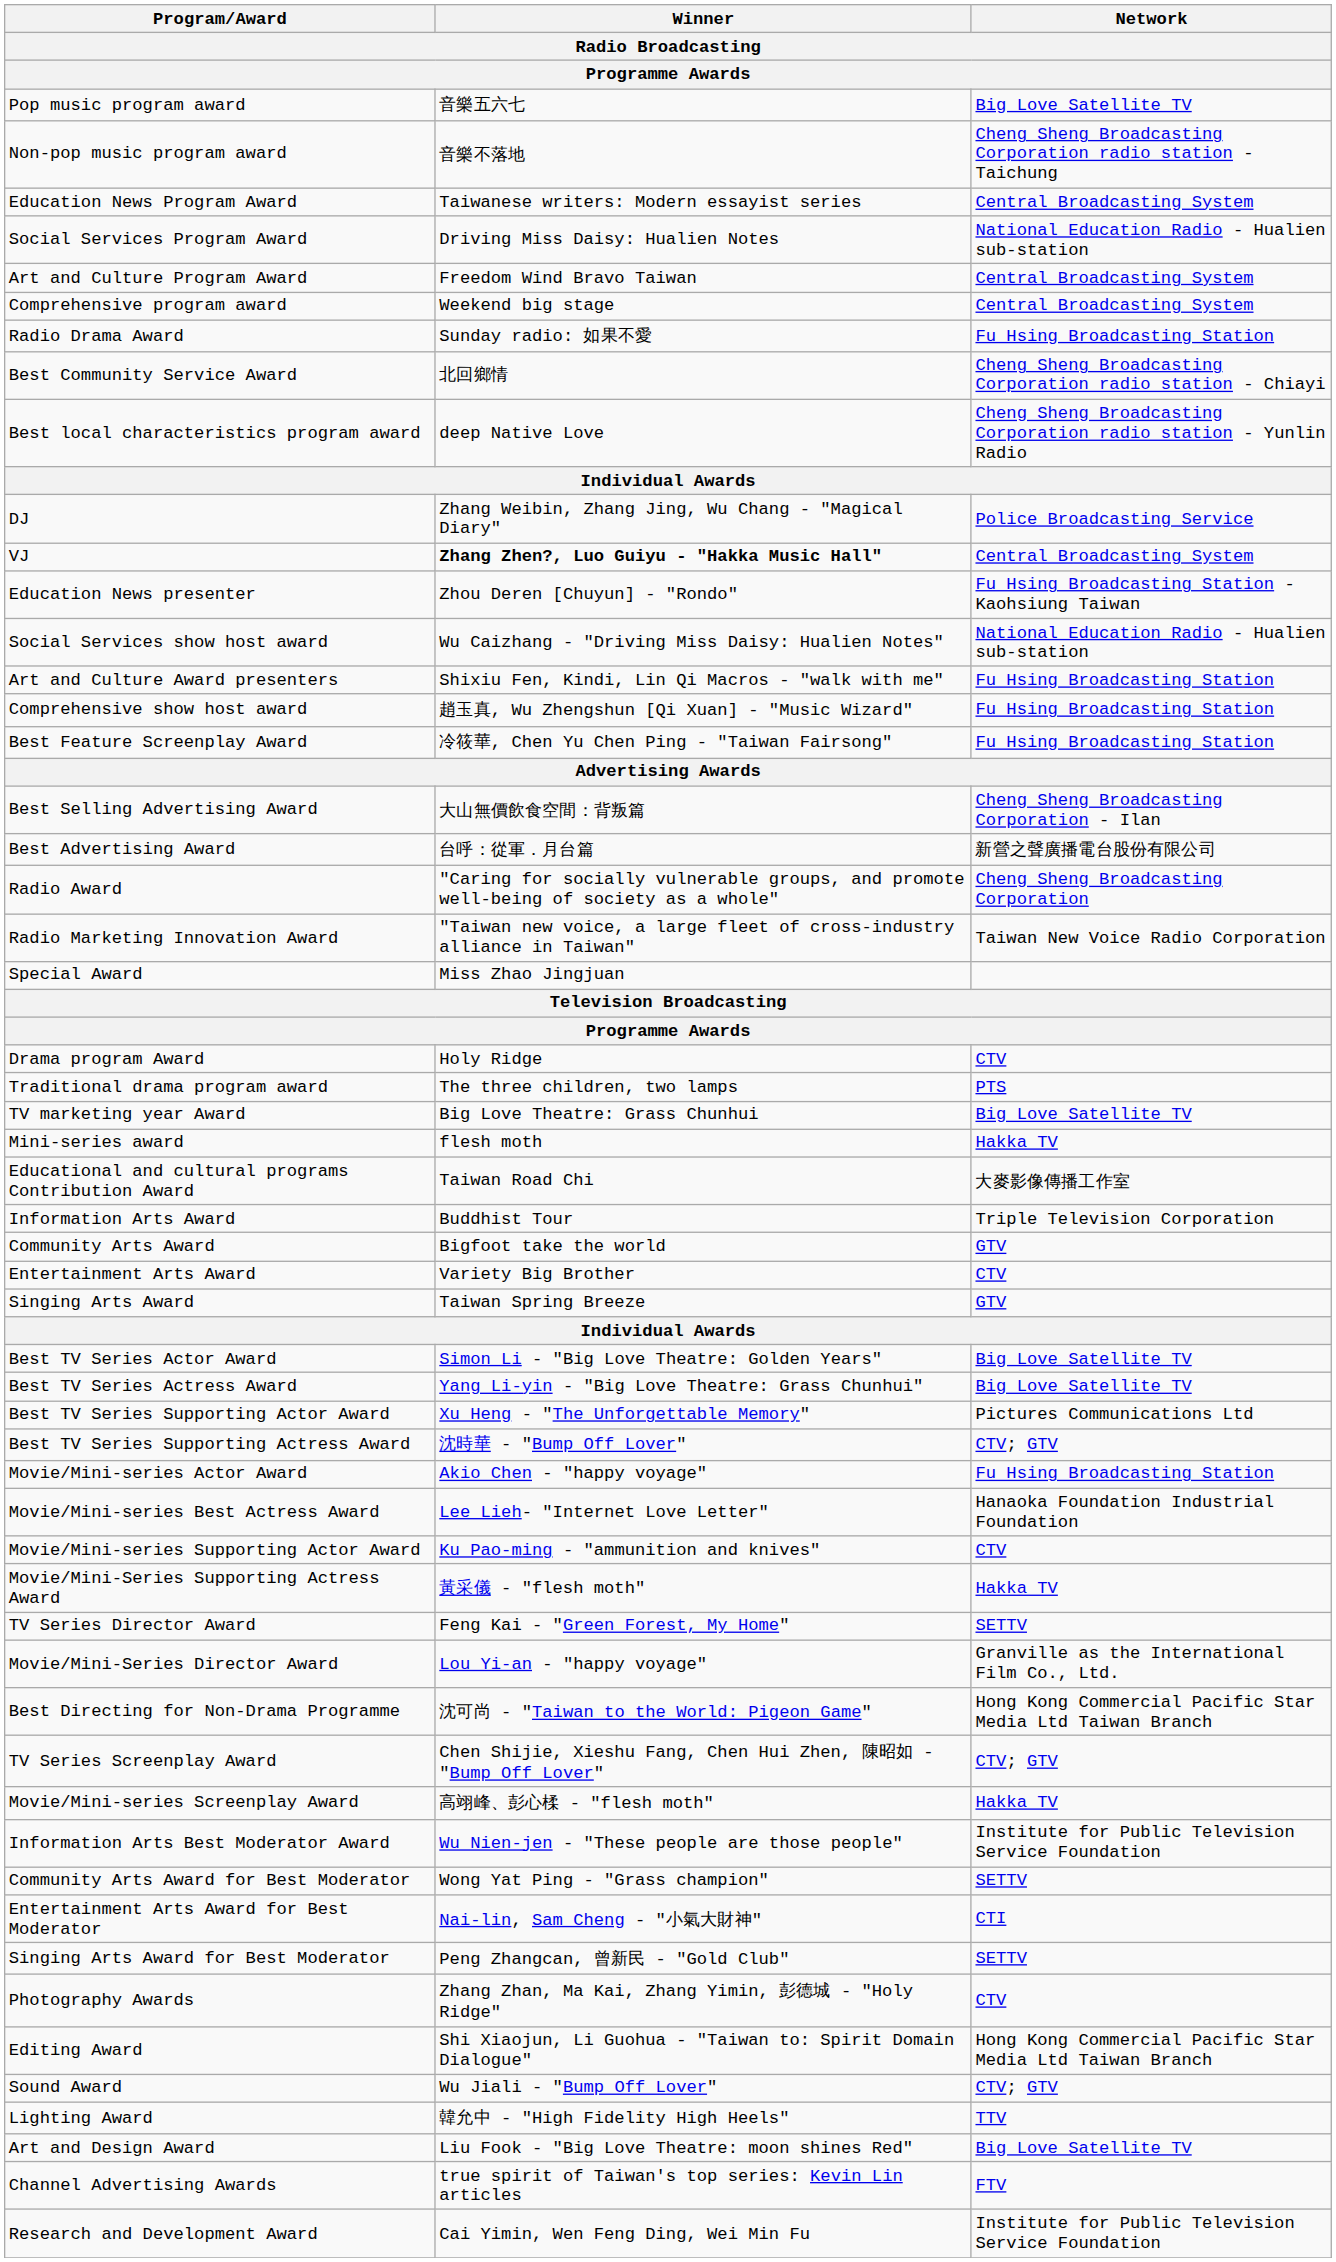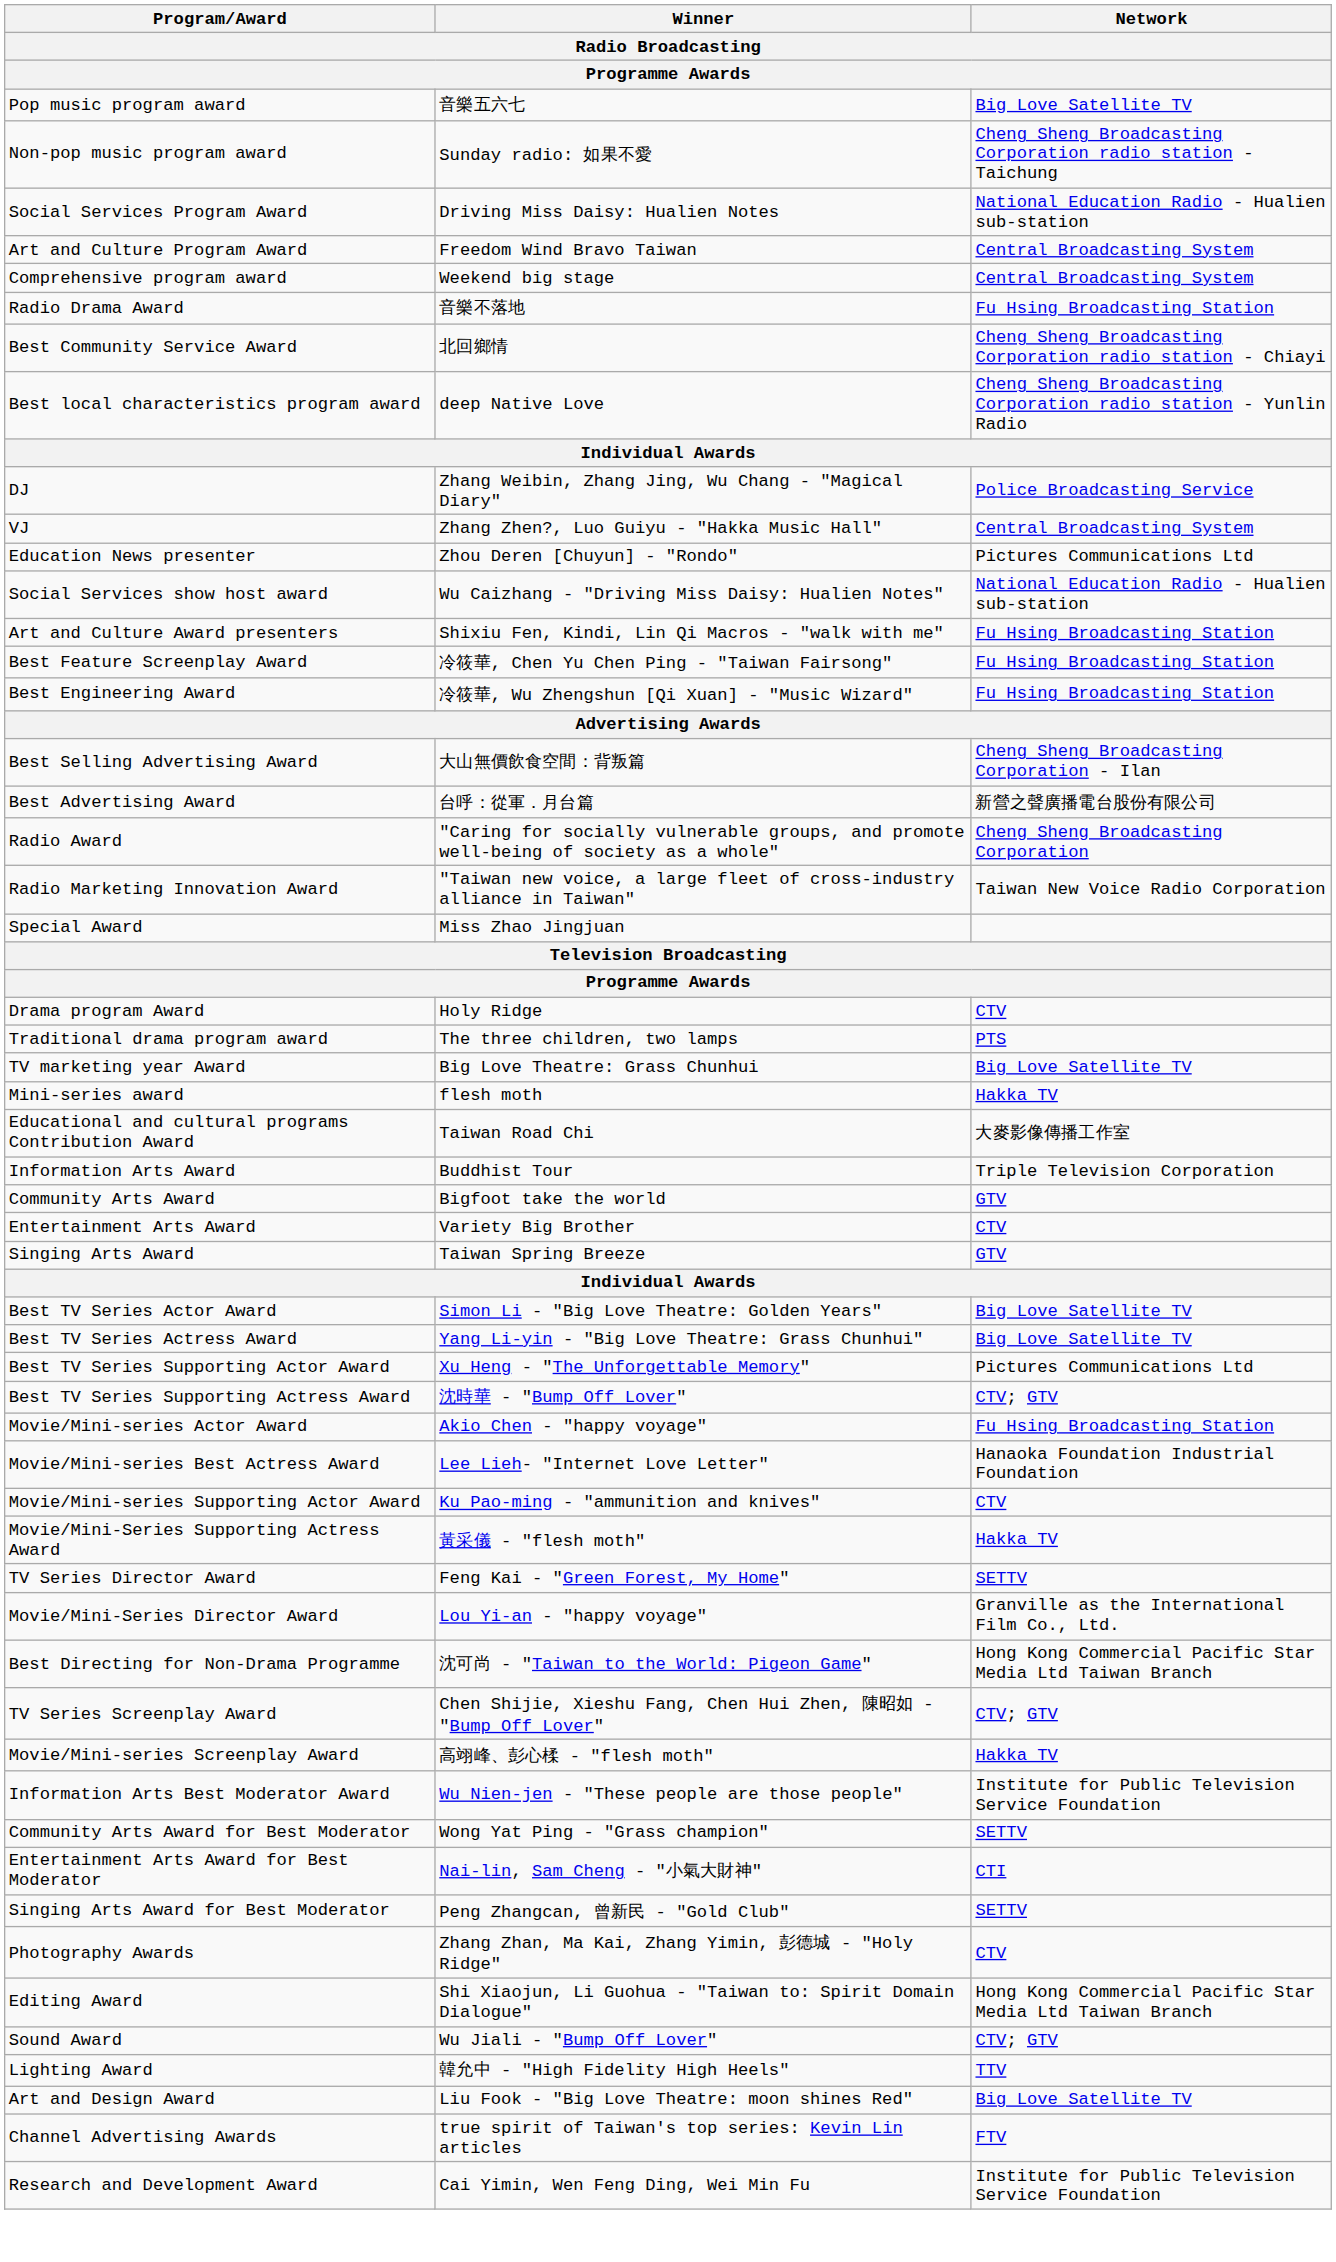(482, 155) 音樂不落地 -> (546, 155) Sunday radio: 如果不愛
- row: (153, 202)
(546, 336) Sunday radio: 如果不愛 -> (482, 308) 音樂不落地
(661, 557) bold -> (661, 529) normal
(1135, 595) Fu Hsing Broadcasting Station - Kaohsiung Taiwan -> (1115, 557) Pictures Communications Ltd
- row: (158, 710)
+ row: (122, 694)
